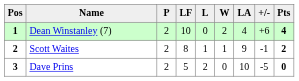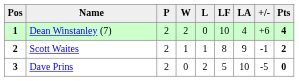columns swapped: (224, 13) <-> (186, 13)
